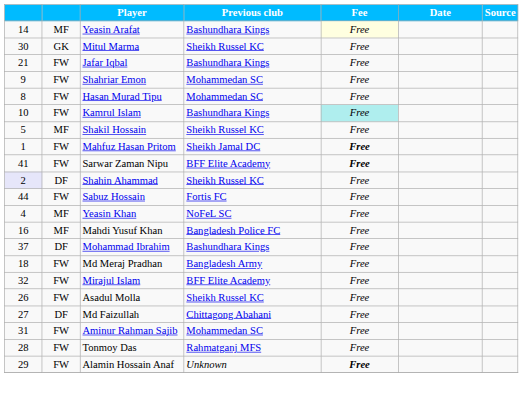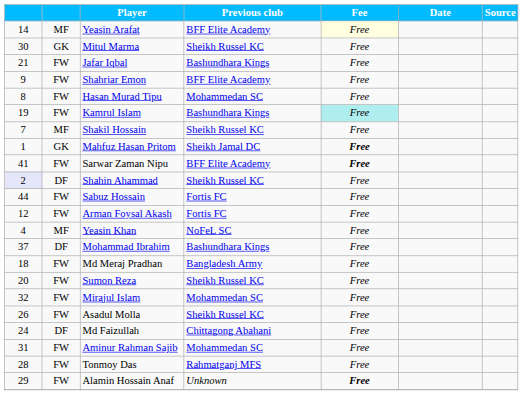(228, 29) Bashundhara Kings -> (228, 29) BFF Elite Academy
(225, 79) Mohammedan SC -> (228, 79) BFF Elite Academy
(23, 113) 10 -> (23, 113) 19
(23, 130) 5 -> (23, 130) 7
(61, 146) FW -> (61, 146) GK
+ row: (127, 213)
- row: (122, 230)
+ row: (109, 280)
(228, 280) BFF Elite Academy -> (225, 297) Mohammedan SC
(23, 314) 27 -> (23, 331) 24
